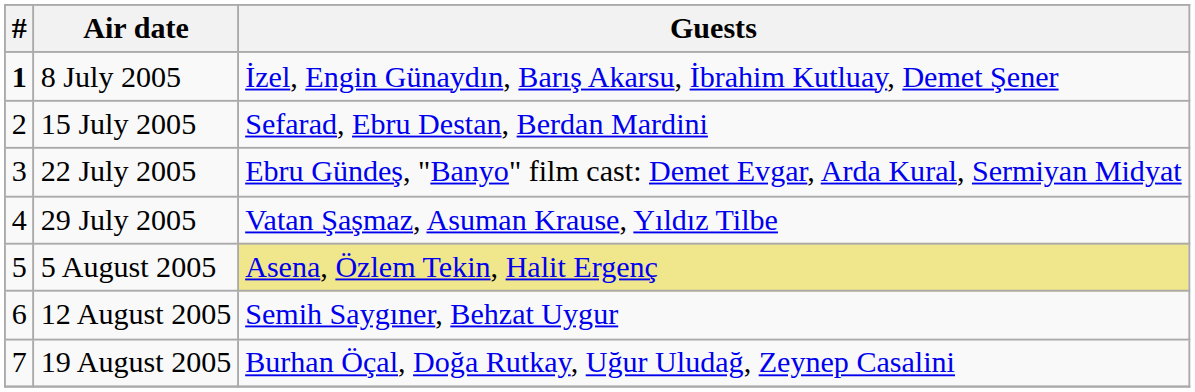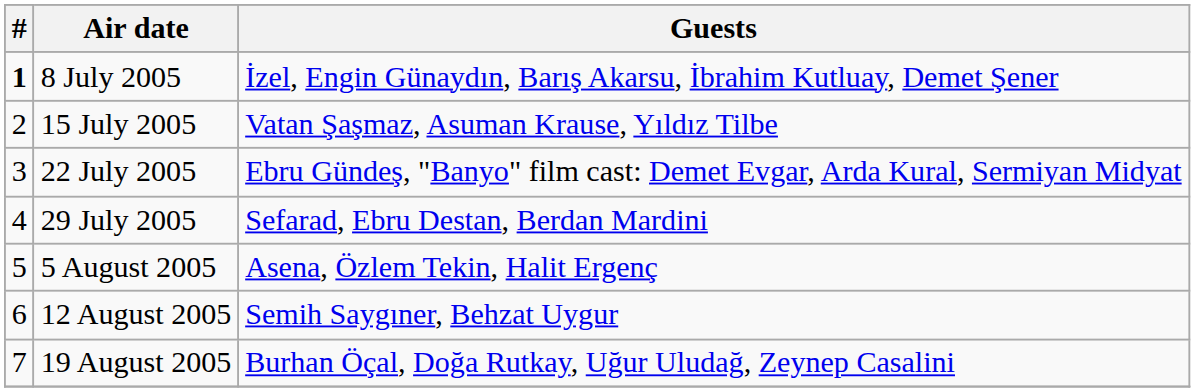(477, 123) Sefarad, Ebru Destan, Berdan Mardini -> (512, 123) Vatan Şaşmaz, Asuman Krause, Yıldız Tilbe
(512, 219) Vatan Şaşmaz, Asuman Krause, Yıldız Tilbe -> (477, 219) Sefarad, Ebru Destan, Berdan Mardini
(452, 266) khaki background -> (452, 266) no background
